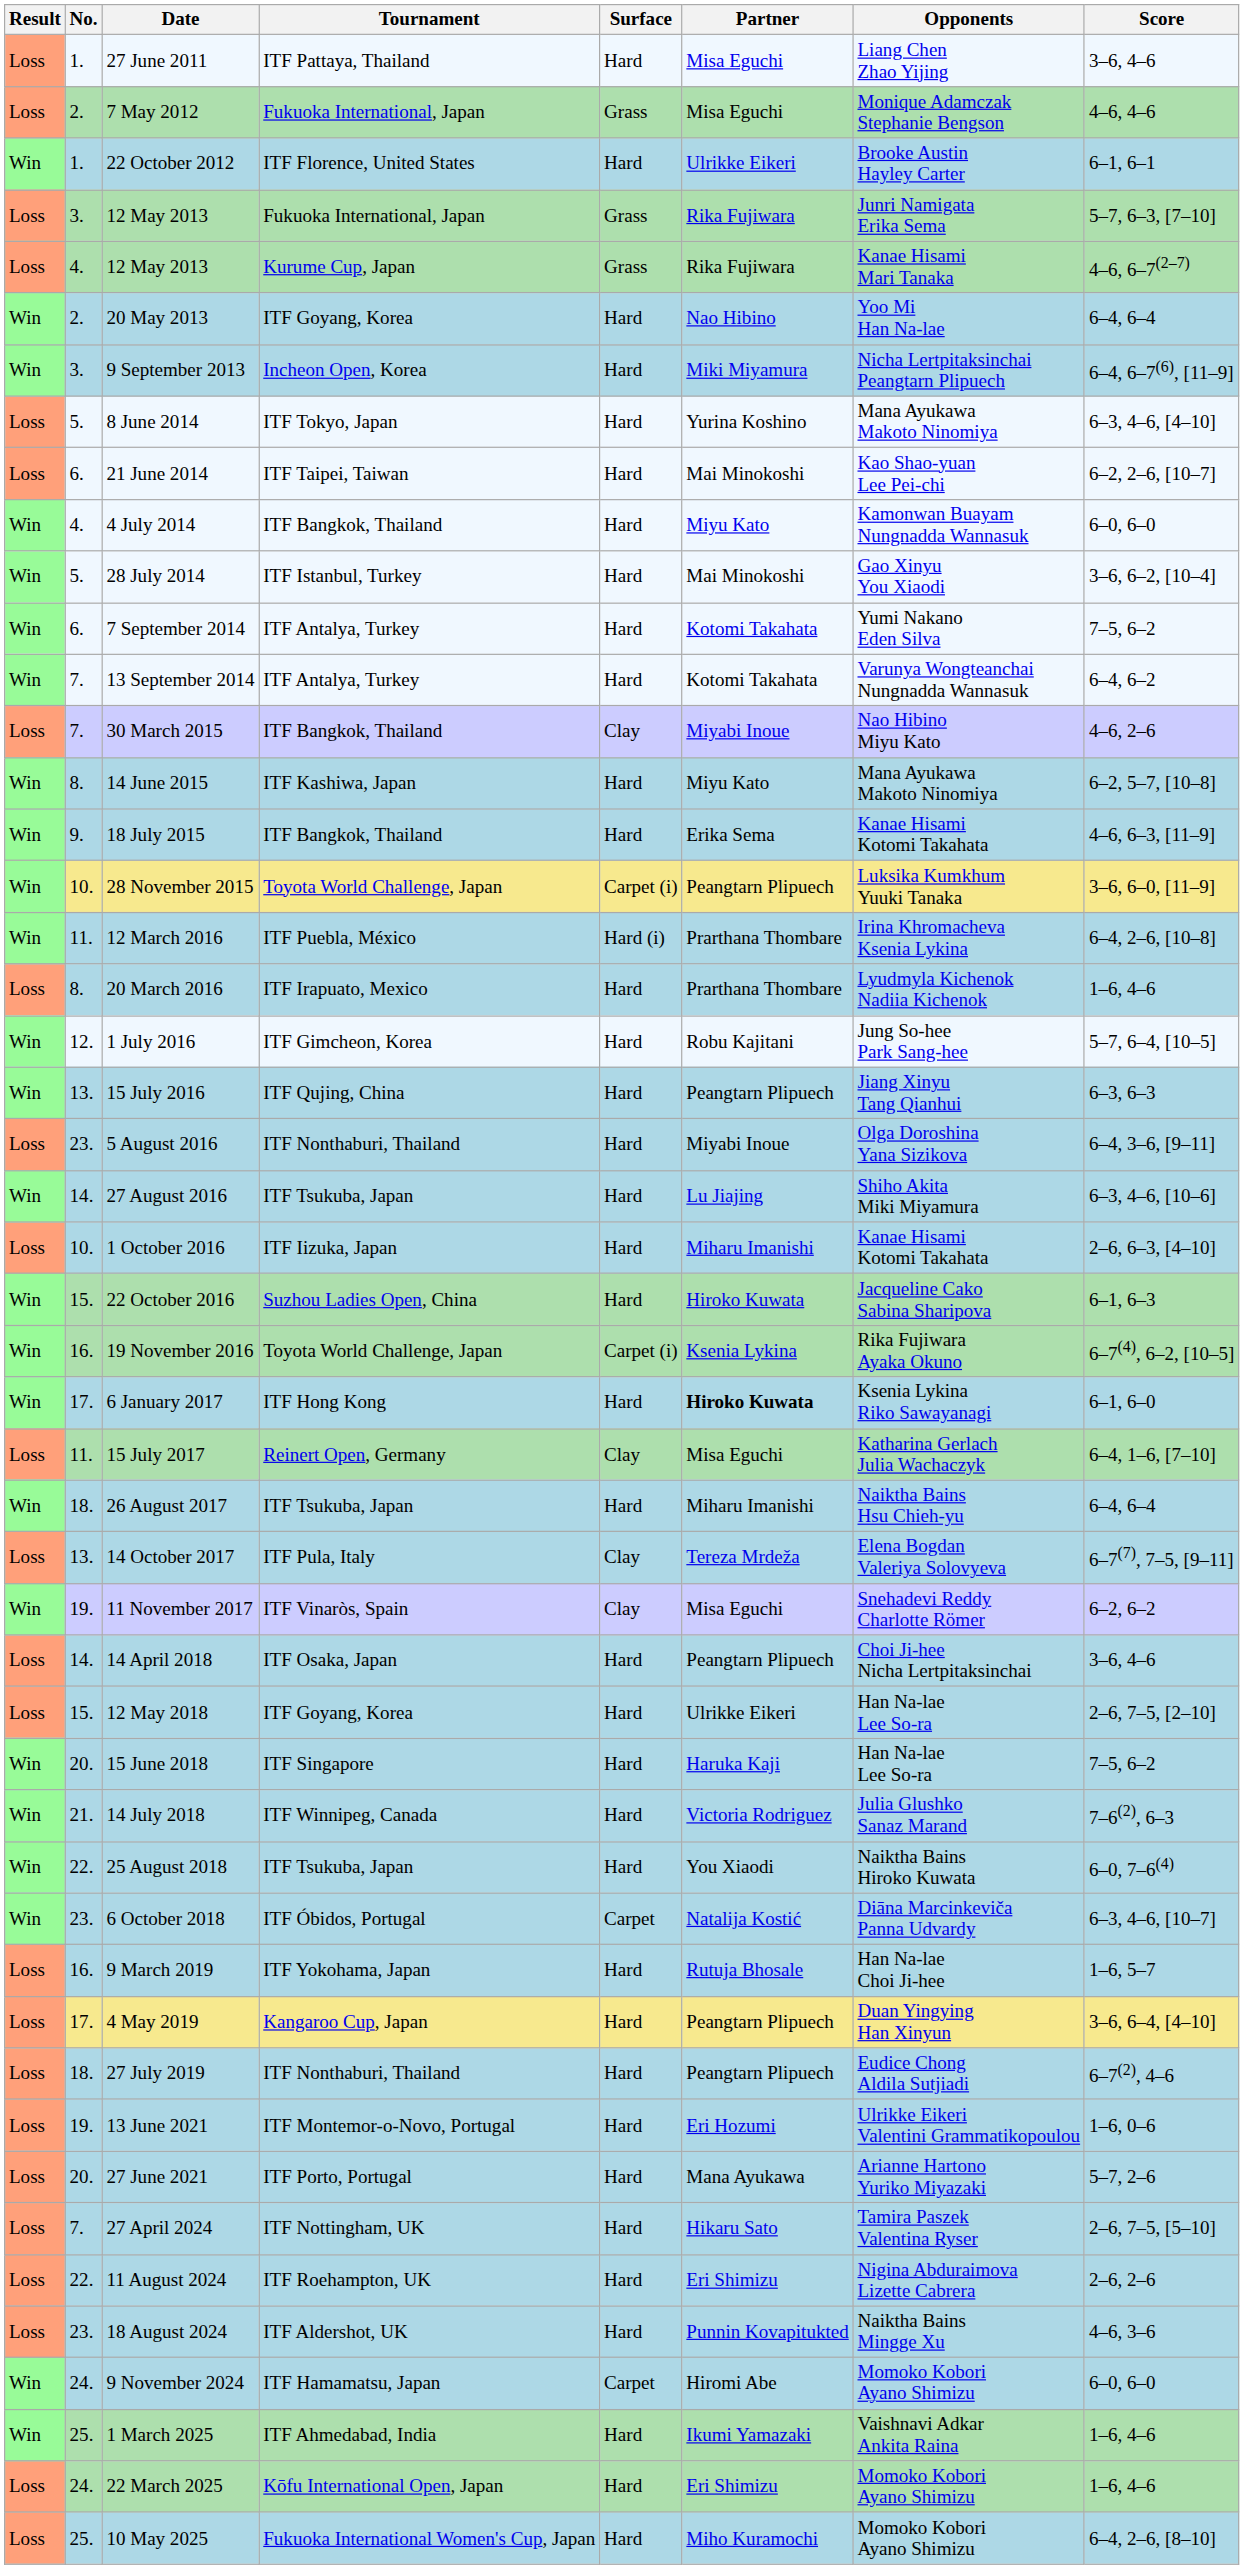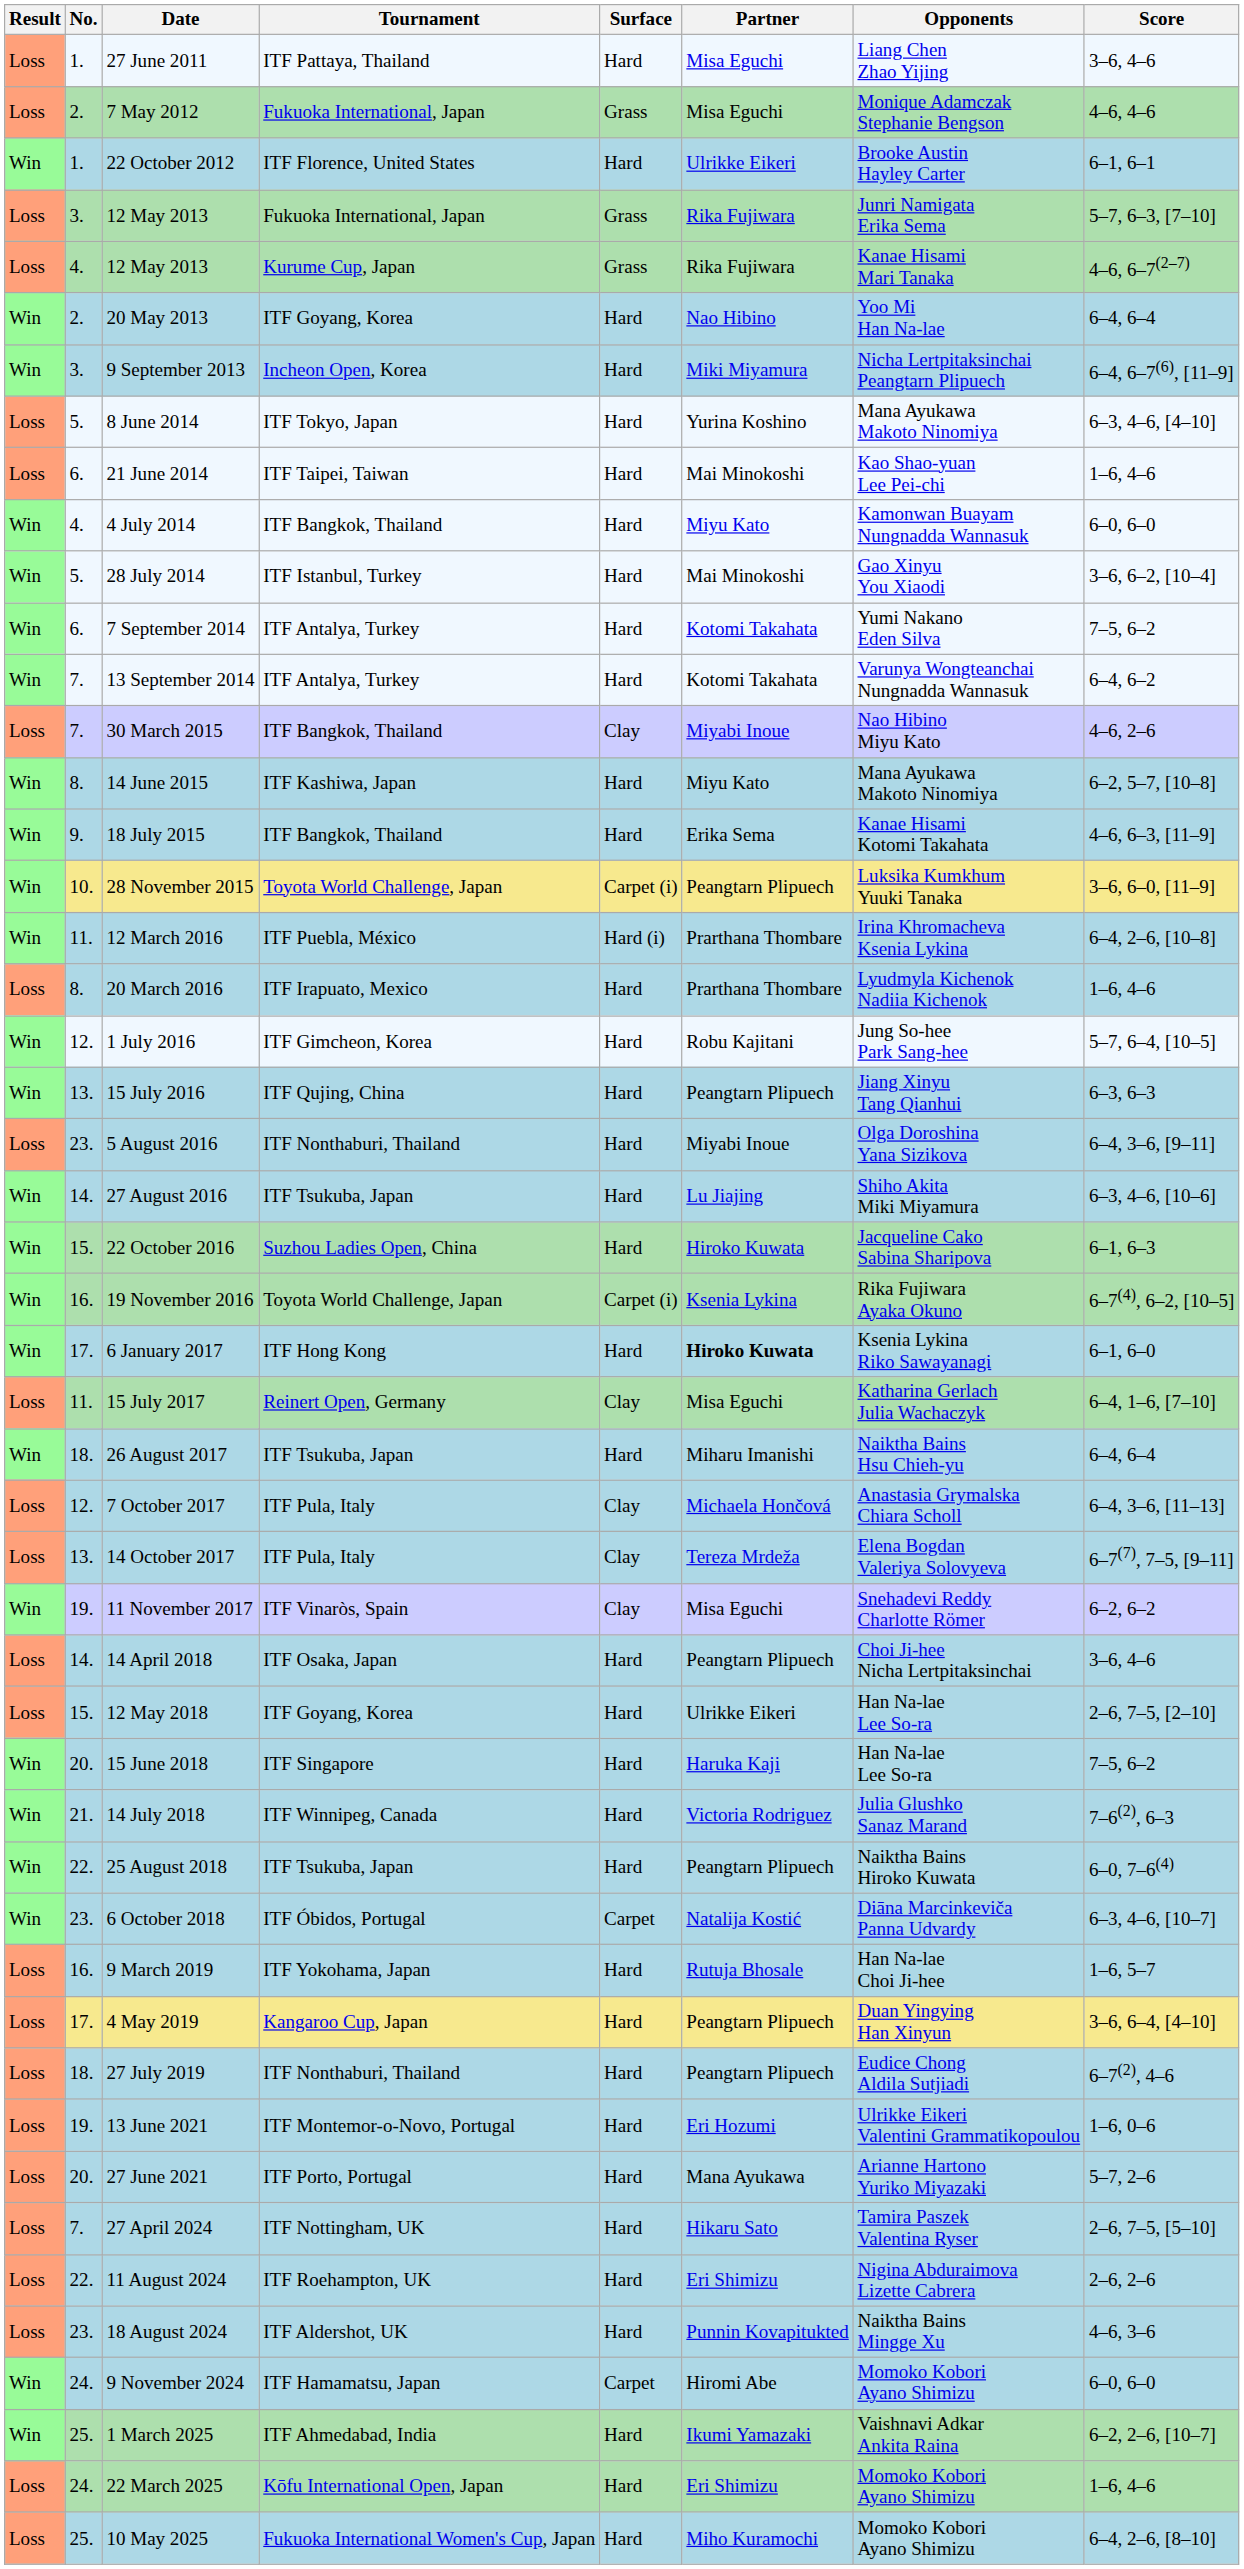(1152, 473) 6–2, 2–6, [10–7] -> (1122, 473) 1–6, 4–6
- row: (166, 1247)
+ row: (166, 1505)
(730, 1867) You Xiaodi -> (760, 1867) Peangtarn Plipuech
(1122, 2434) 1–6, 4–6 -> (1152, 2434) 6–2, 2–6, [10–7]
